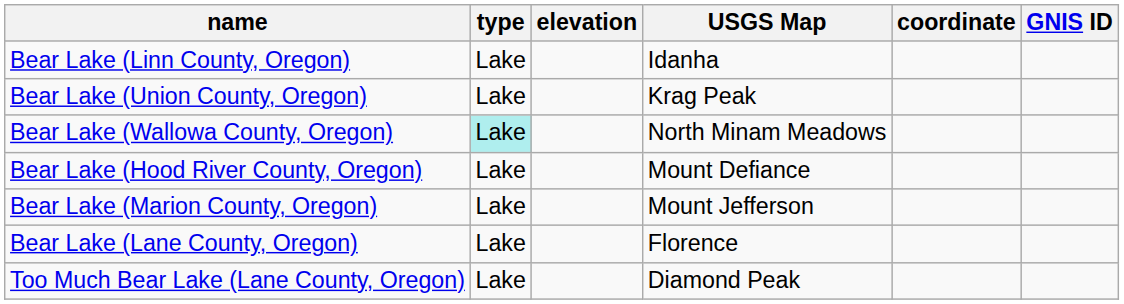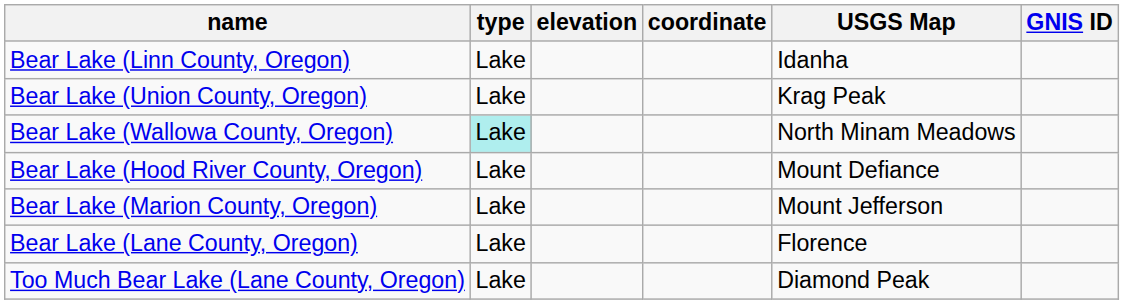columns swapped: (956, 22) <-> (767, 22)
